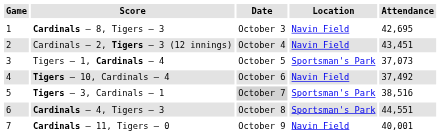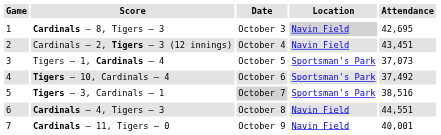(320, 29) no background -> (320, 29) lightgrey background
(320, 77) Navin Field -> (334, 77) Sportsman's Park
(334, 110) Sportsman's Park -> (320, 110) Navin Field
